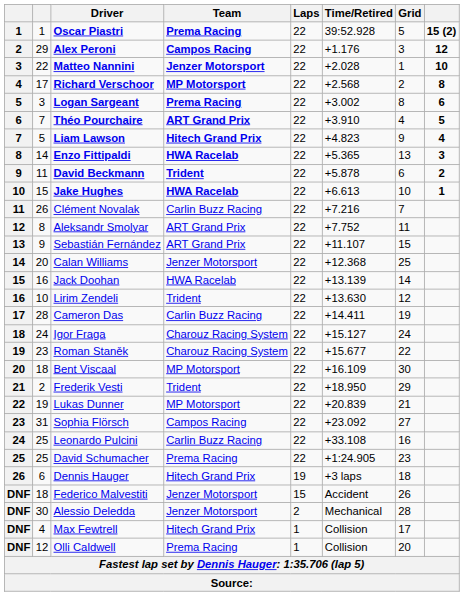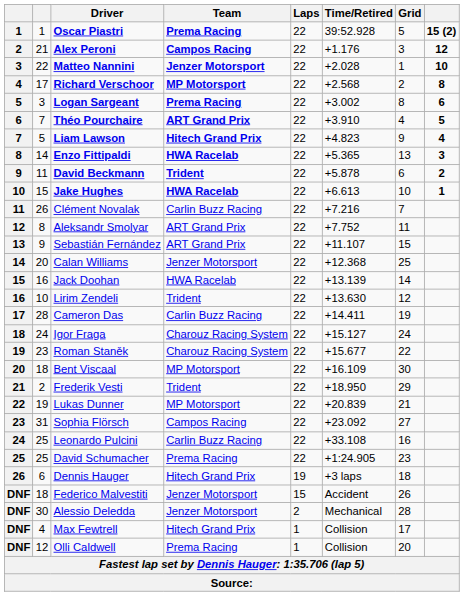(42, 48) 29 -> (42, 48) 21
